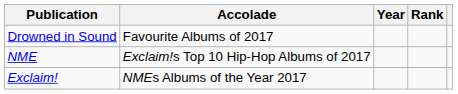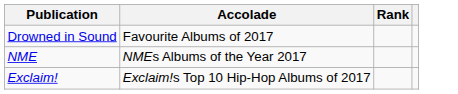- column: (391, 15)
(247, 57) Exclaim!s Top 10 Hip-Hop Albums of 2017 -> (215, 57) NMEs Albums of the Year 2017
(215, 78) NMEs Albums of the Year 2017 -> (247, 78) Exclaim!s Top 10 Hip-Hop Albums of 2017
